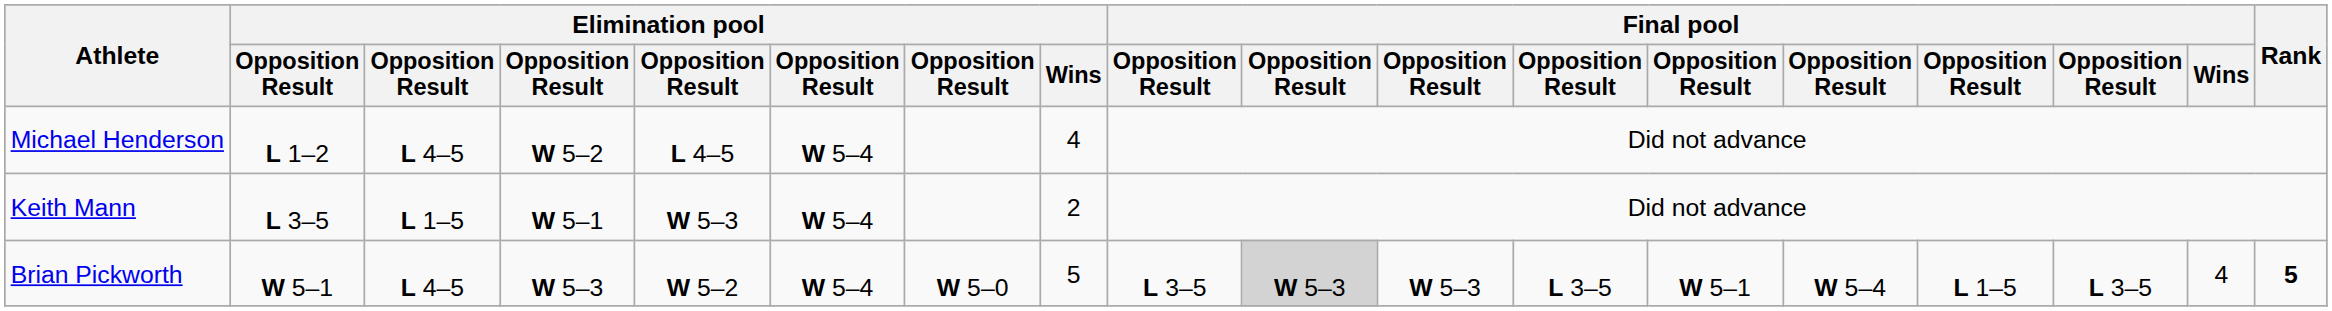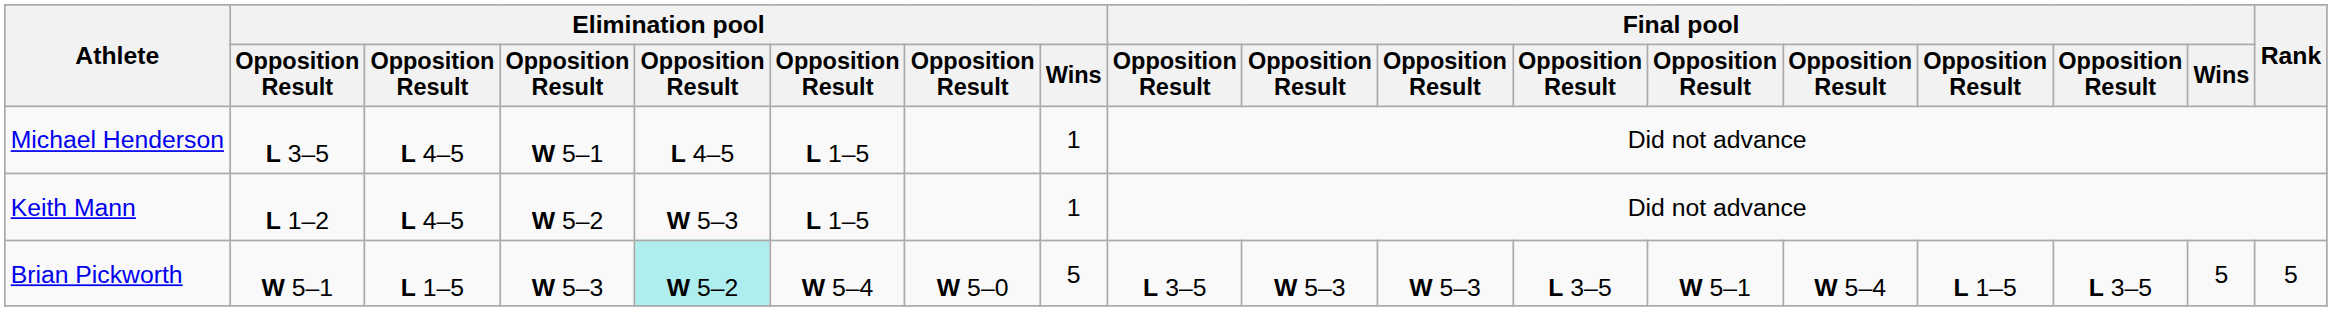(297, 154) L 1–2 -> (297, 154) L 3–5
(567, 154) W 5–2 -> (567, 154) W 5–1
(838, 154) W 5–4 -> (838, 154) L 1–5
(1074, 140) 4 -> (1074, 140) 1
(297, 221) L 3–5 -> (297, 221) L 1–2
(432, 221) L 1–5 -> (432, 221) L 4–5
(567, 221) W 5–1 -> (567, 221) W 5–2
(838, 221) W 5–4 -> (838, 221) L 1–5
(1074, 207) 2 -> (1074, 207) 1
(432, 287) L 4–5 -> (432, 287) L 1–5
(702, 287) no background -> (702, 287) paleturquoise background
(1310, 287) lightgrey background -> (1310, 287) no background
(2221, 274) 4 -> (2221, 274) 5
(2291, 274) bold -> (2291, 274) normal
